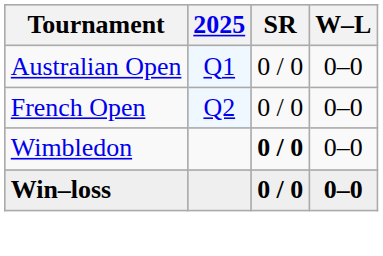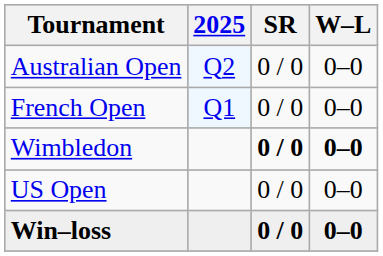(219, 66) Q1 -> (219, 66) Q2
(219, 107) Q2 -> (219, 107) Q1
(343, 148) normal -> (343, 148) bold
+ row: (59, 189)
